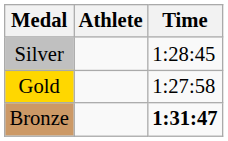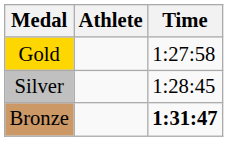rows swapped: (39, 86) <-> (39, 53)
